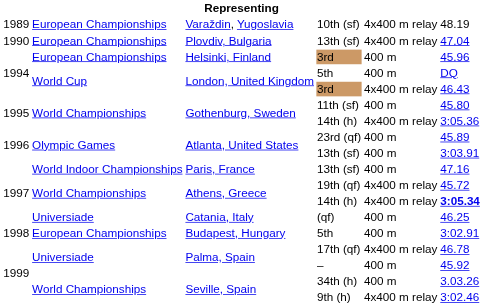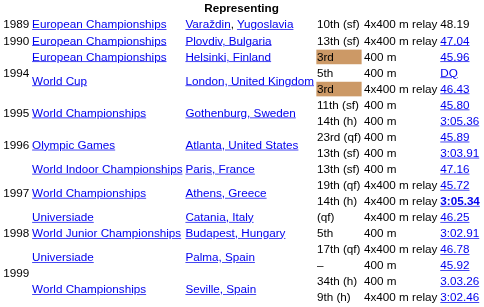(401, 121) 4x400 m relay -> (380, 121) 400 m
(380, 217) 400 m -> (401, 217) 4x400 m relay
(99, 233) European Championships -> (107, 233) World Junior Championships
